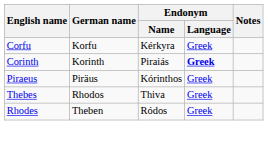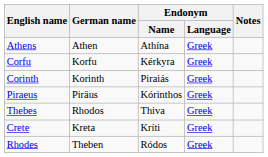+ row: (21, 45)
(201, 62) bold -> (200, 78) normal
+ row: (18, 128)
